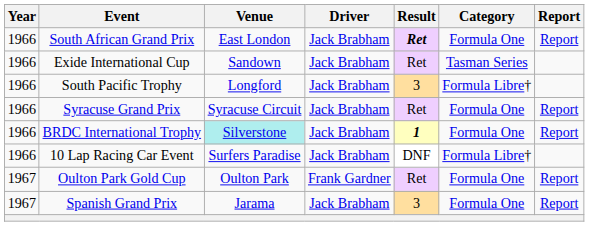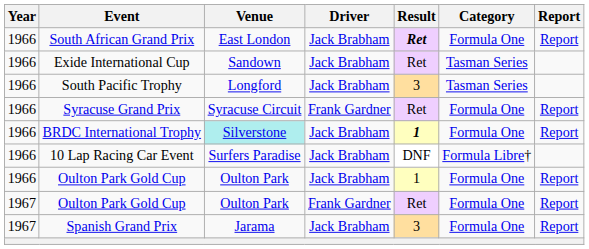(487, 86) Formula Libre† -> (487, 86) Tasman Series
(349, 109) Jack Brabham -> (349, 109) Frank Gardner
+ row: (22, 179)
